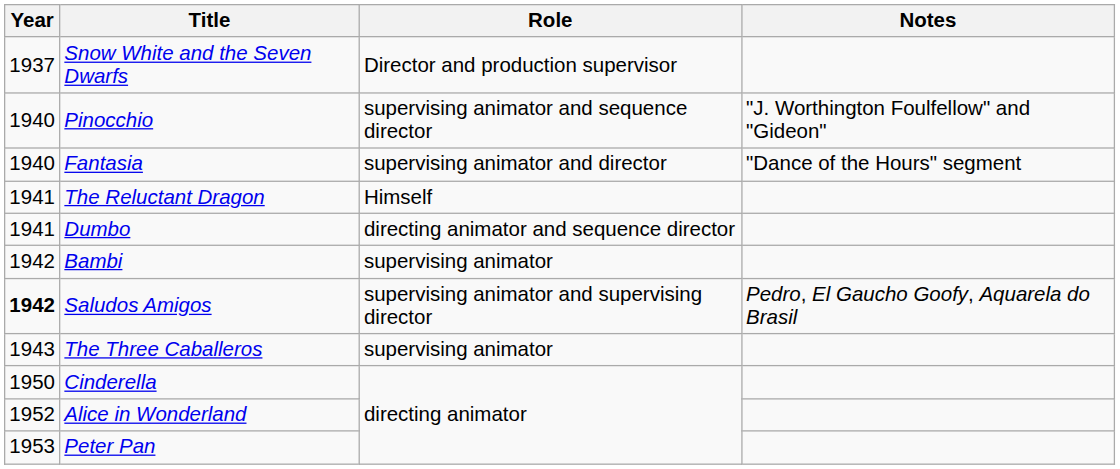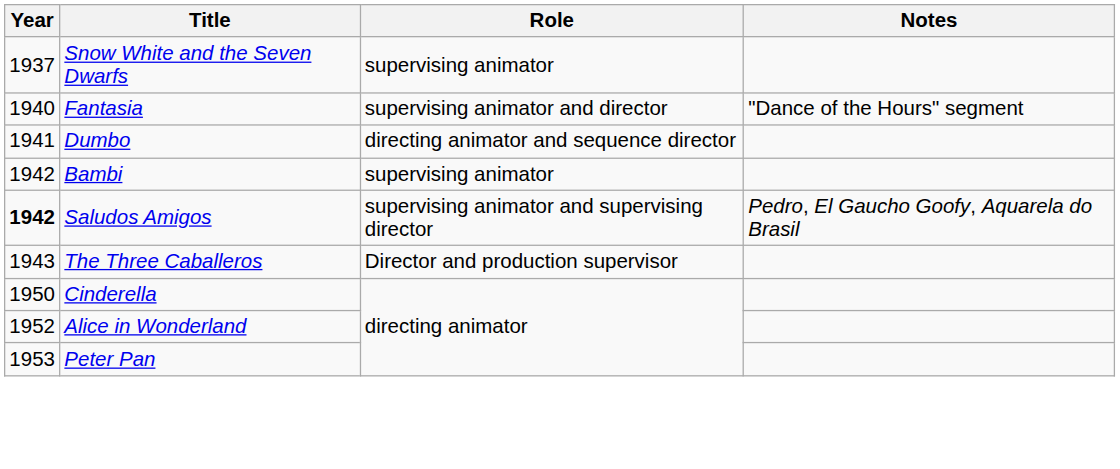(520, 64) Director and production supervisor -> (459, 64) supervising animator
- row: (109, 120)
- row: (165, 196)
(458, 349) supervising animator -> (521, 261) Director and production supervisor
